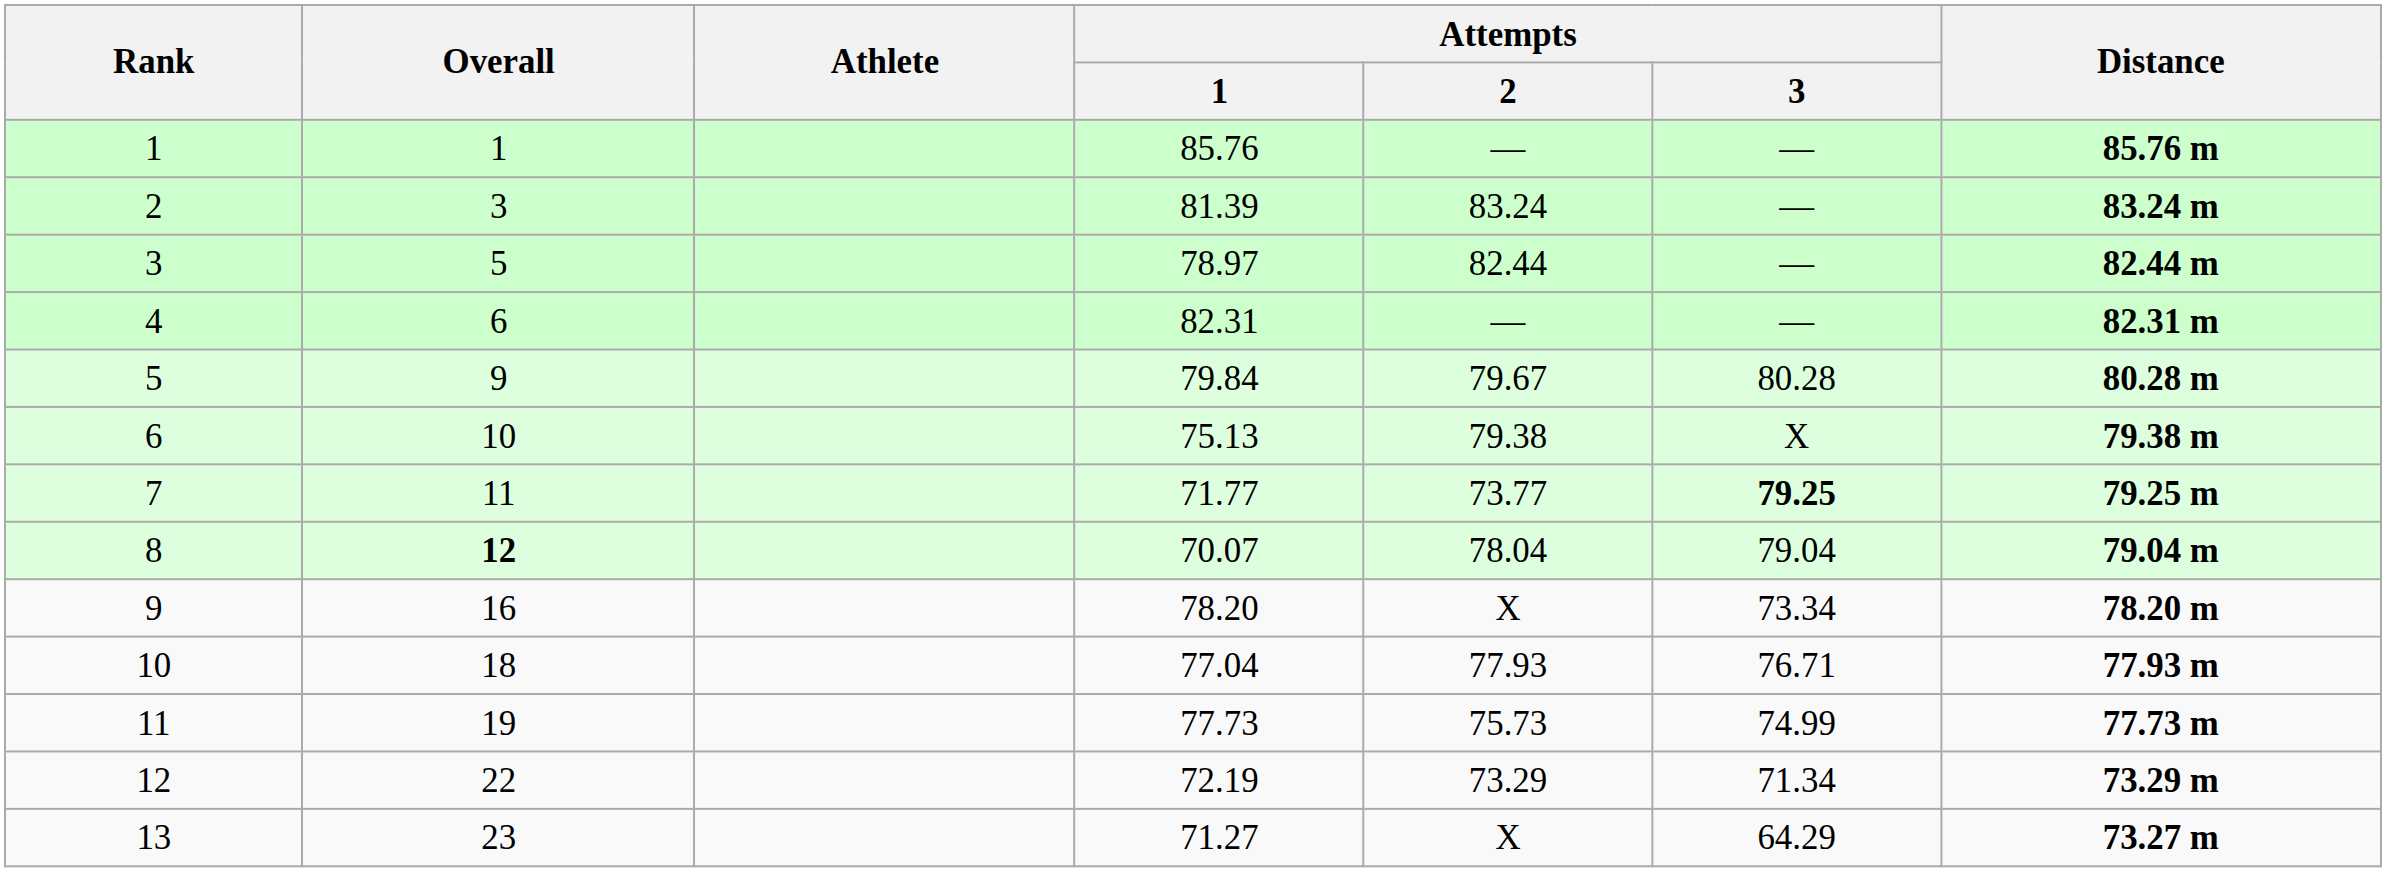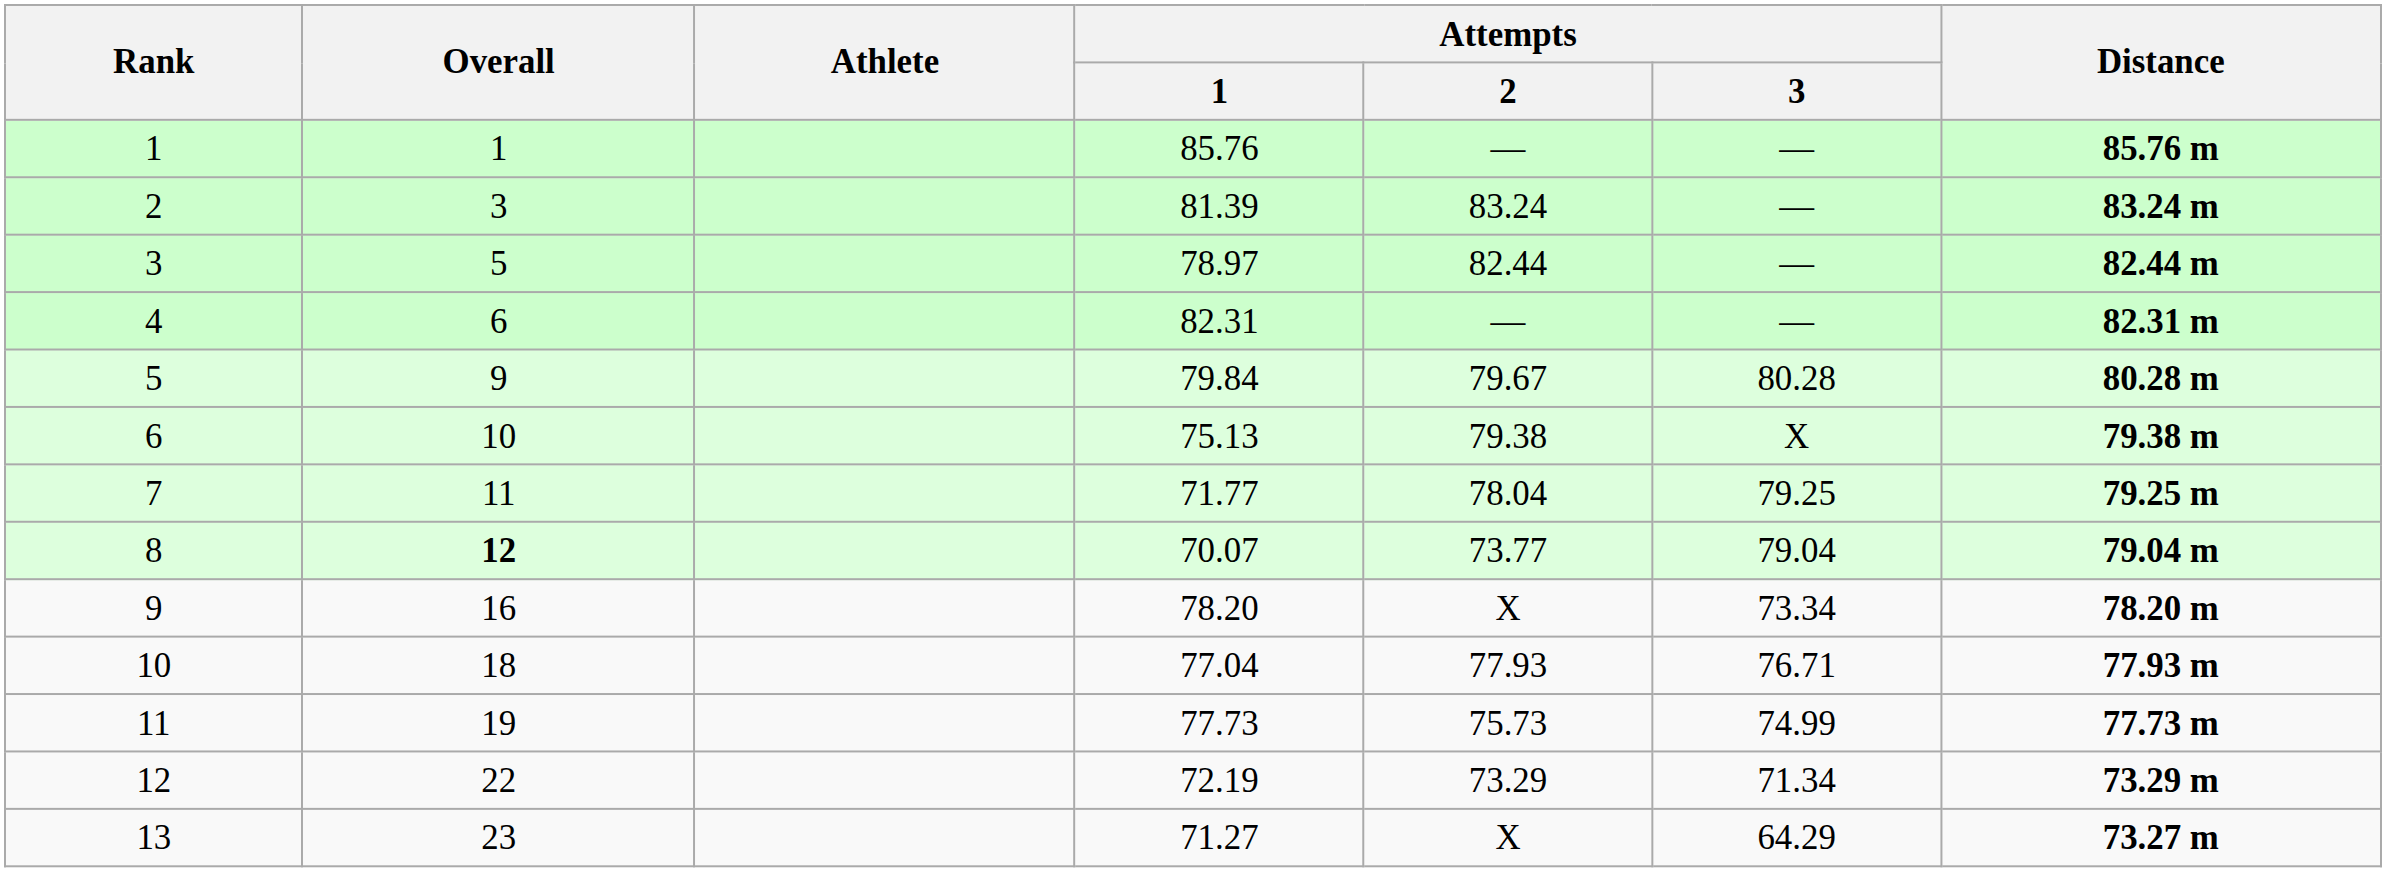(1508, 492) 73.77 -> (1508, 492) 78.04
(1797, 492) bold -> (1797, 492) normal
(1508, 550) 78.04 -> (1508, 550) 73.77
